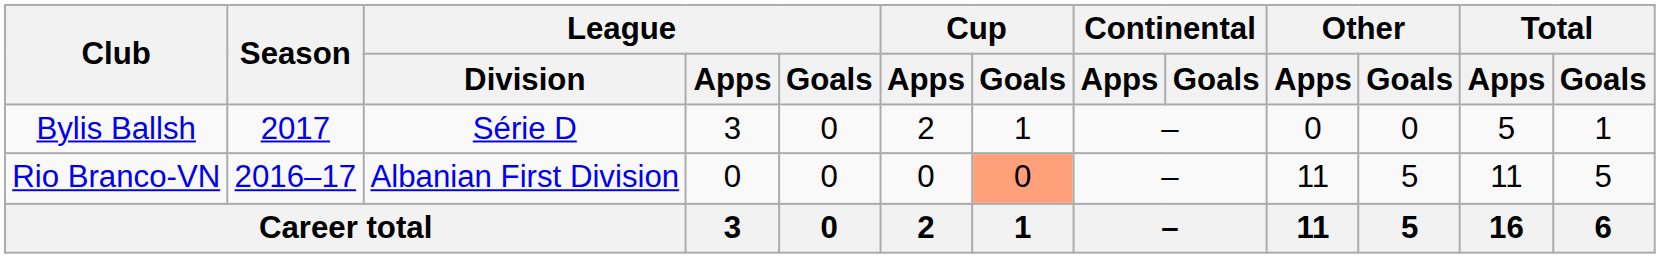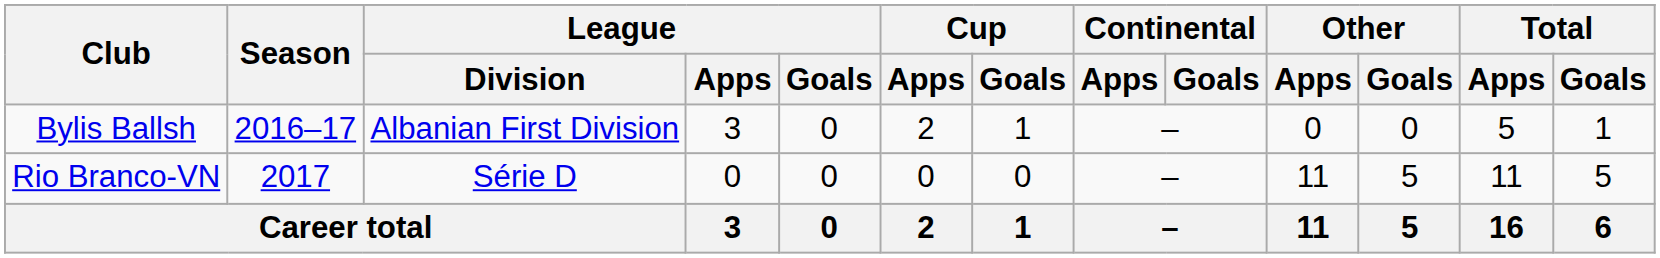(295, 128) 2017 -> (295, 128) 2016–17
(525, 128) Série D -> (525, 128) Albanian First Division
(295, 177) 2016–17 -> (295, 177) 2017
(525, 177) Albanian First Division -> (525, 177) Série D
(1023, 177) lightsalmon background -> (1023, 177) no background
